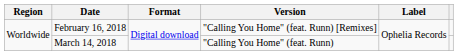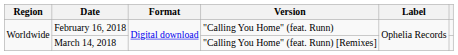(290, 27) "Calling You Home" (feat. Runn) [Remixes] -> (268, 27) "Calling You Home" (feat. Runn)
(268, 43) "Calling You Home" (feat. Runn) -> (290, 43) "Calling You Home" (feat. Runn) [Remixes]
